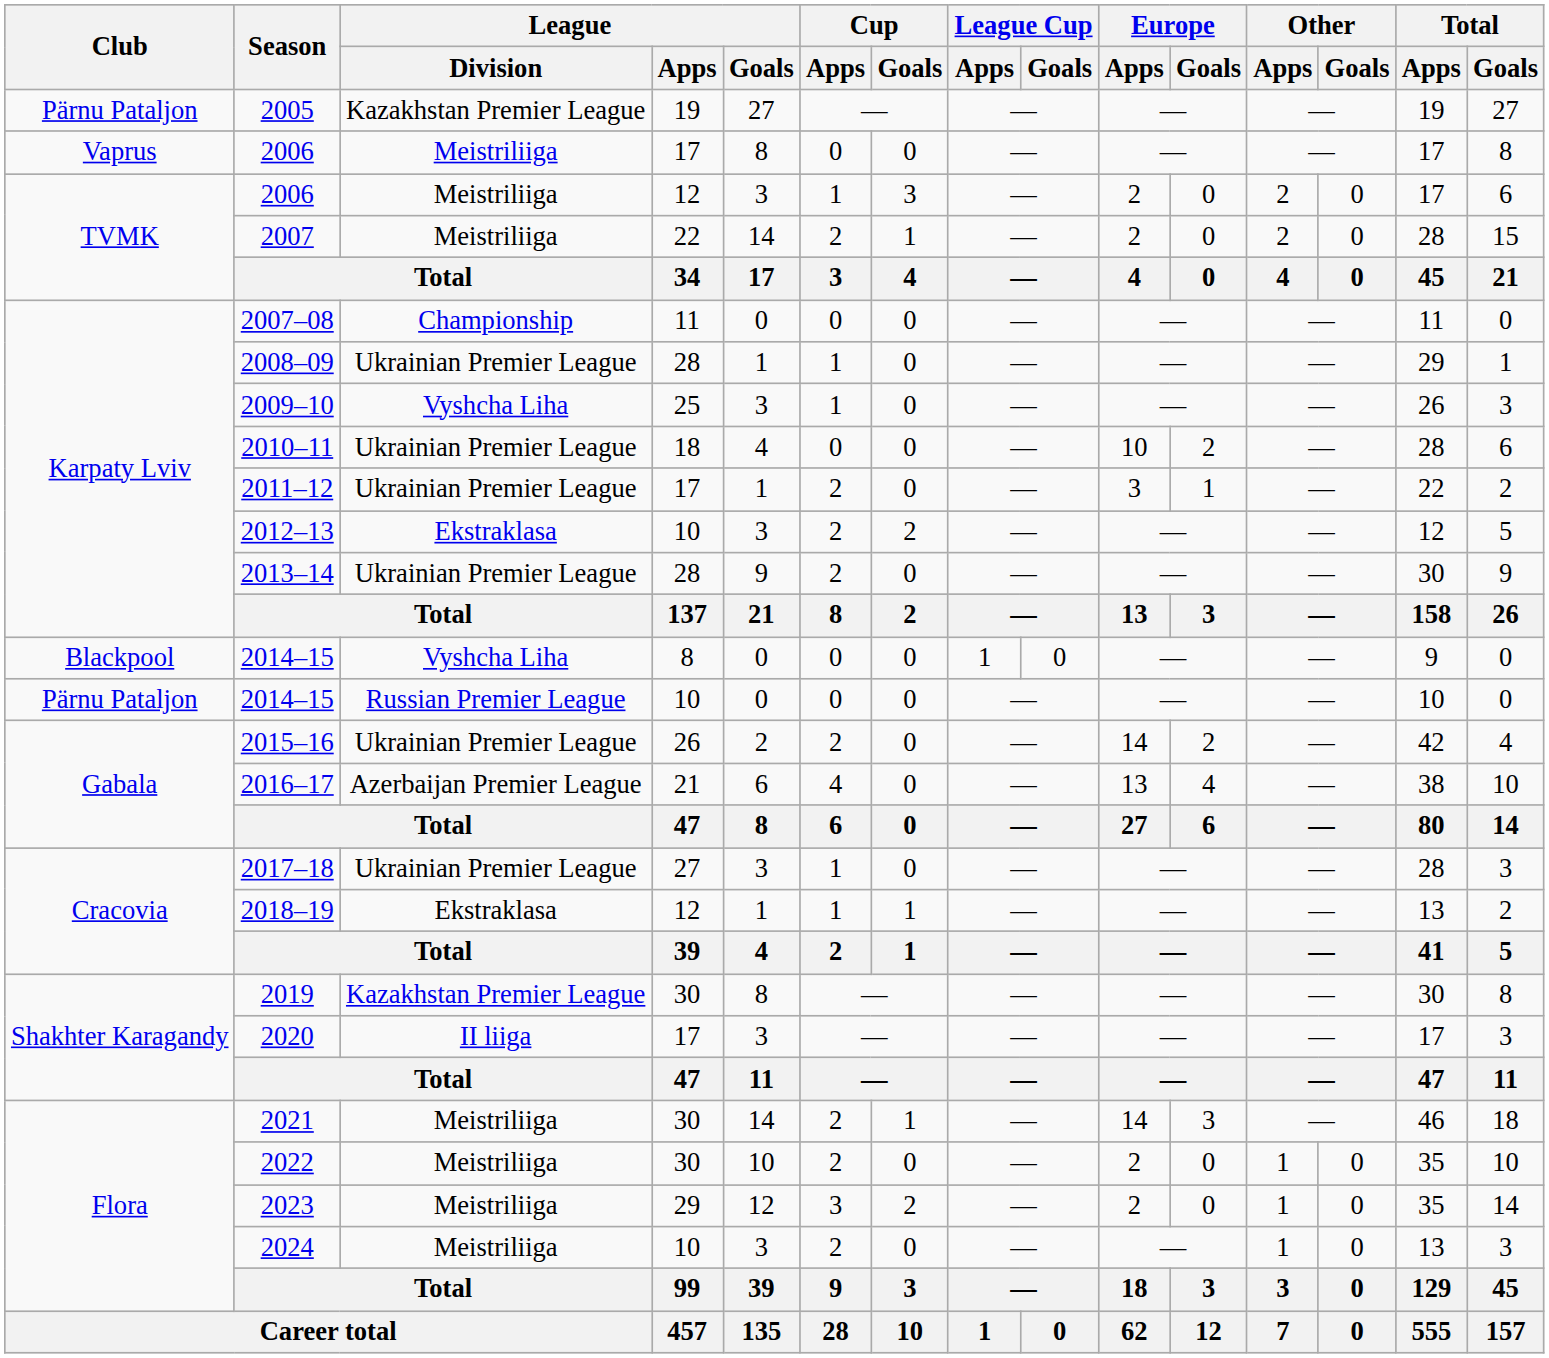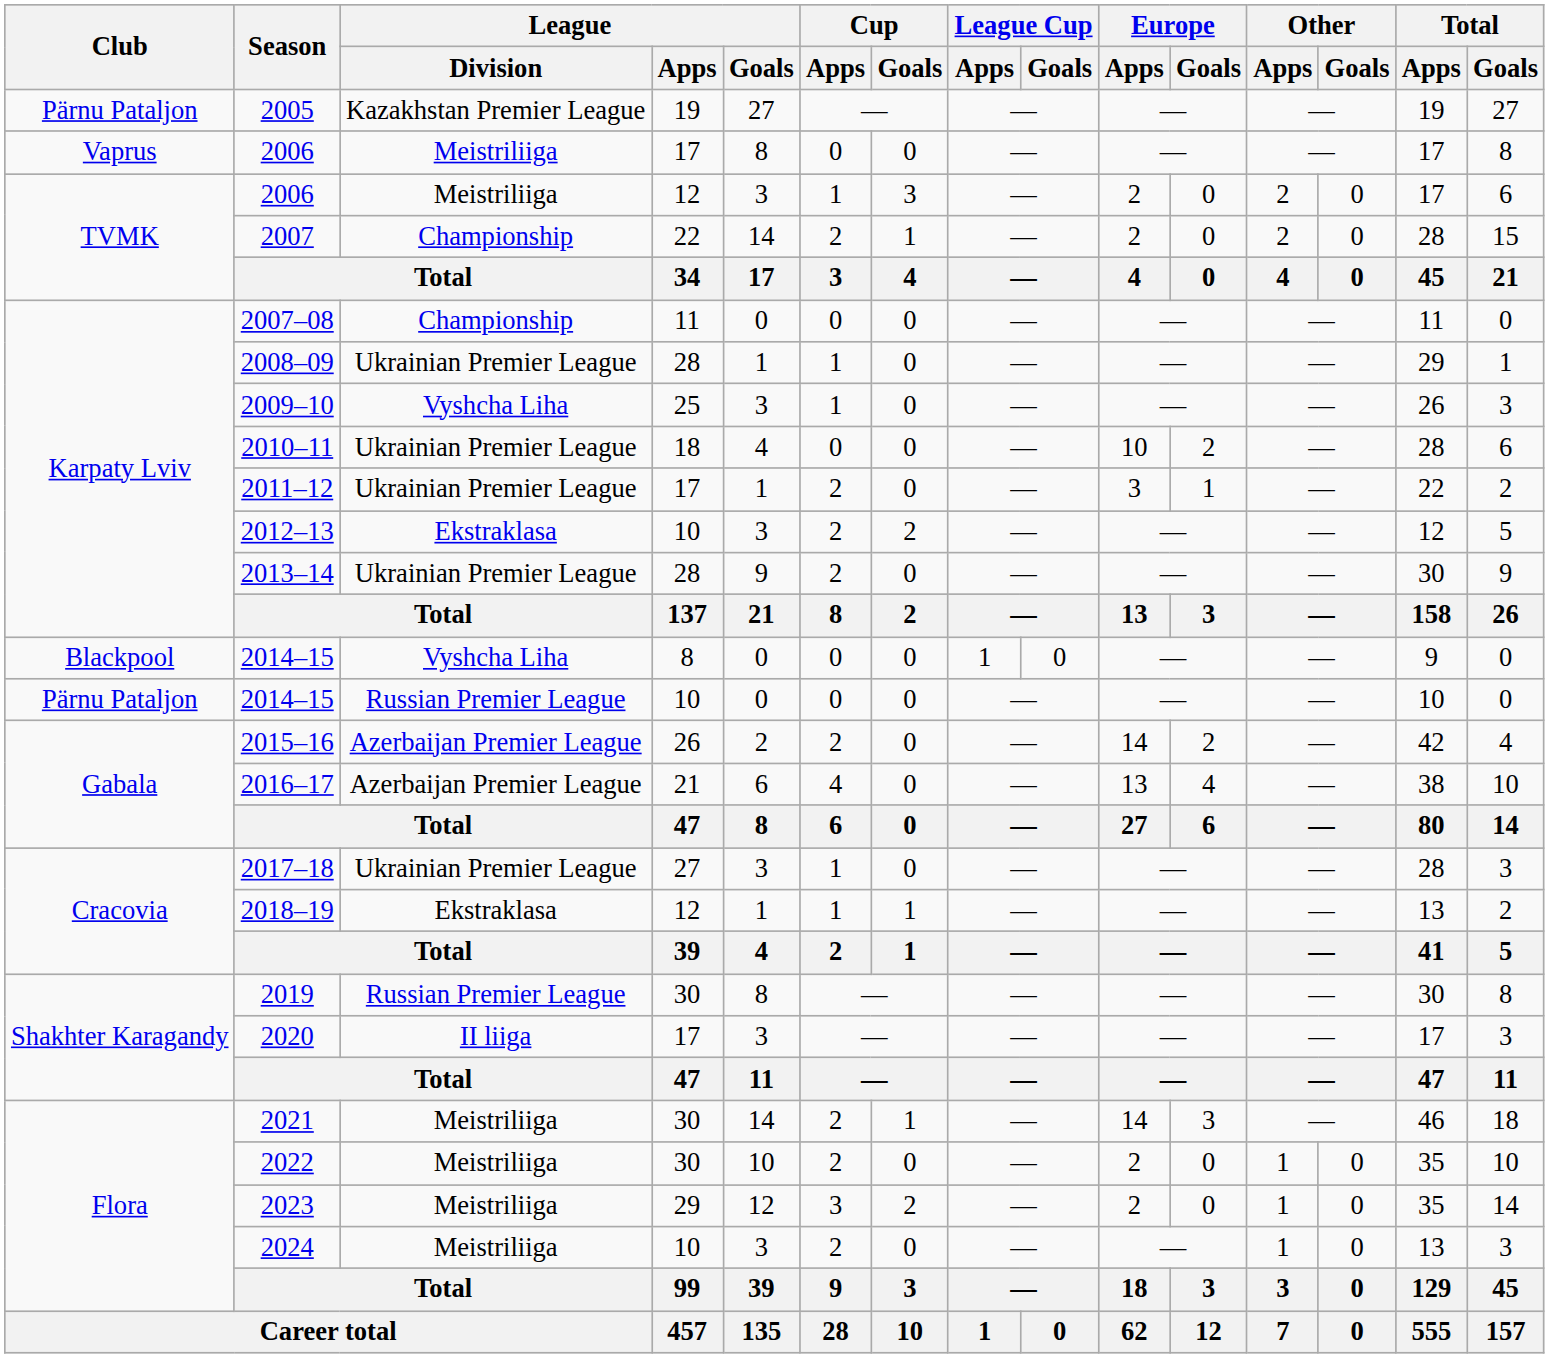(496, 236) Meistriliiga -> (496, 236) Championship
(496, 741) Ukrainian Premier League -> (496, 741) Azerbaijan Premier League
(496, 994) Kazakhstan Premier League -> (496, 994) Russian Premier League
